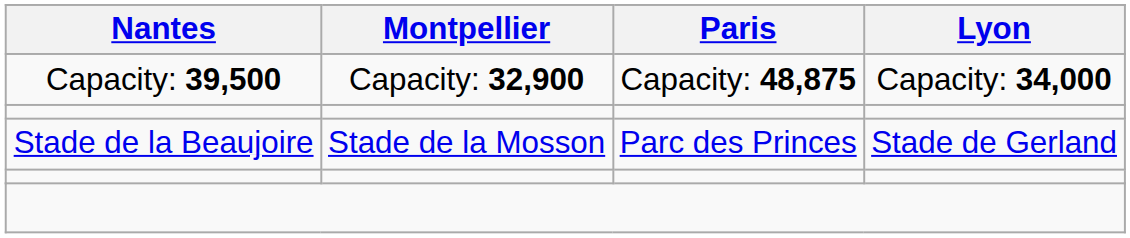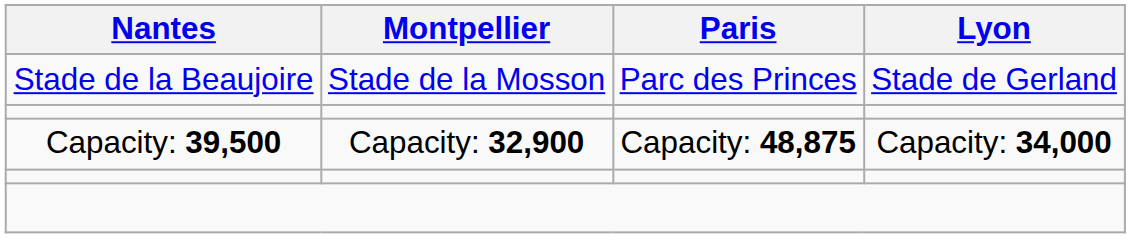rows swapped: (164, 143) <-> (164, 79)
